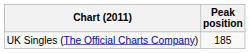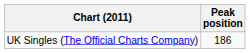(223, 40) 185 -> (223, 40) 186
